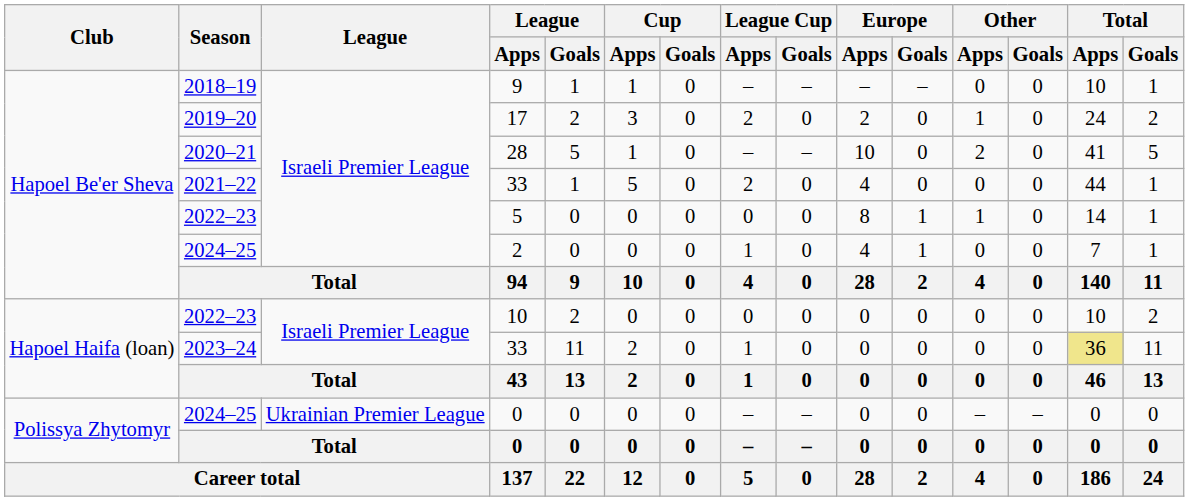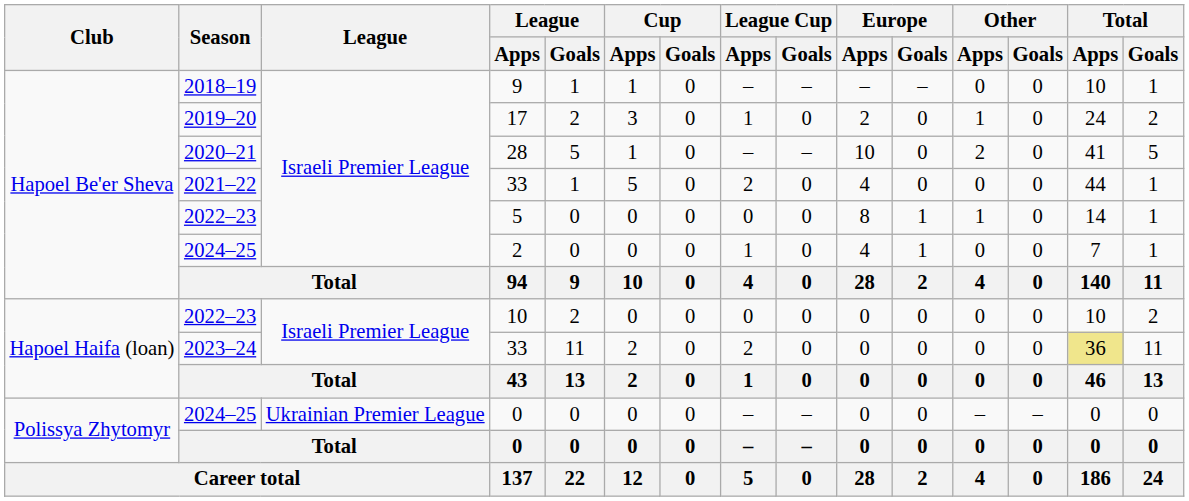(748, 119) 2 -> (748, 119) 1
(748, 348) 1 -> (748, 348) 2
